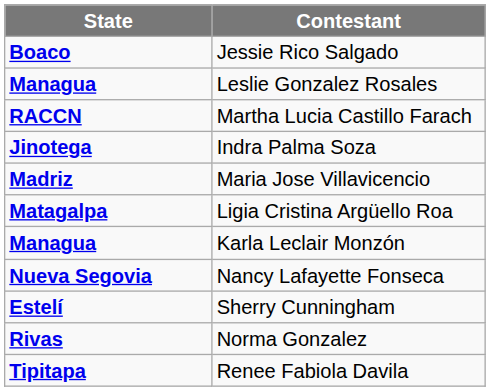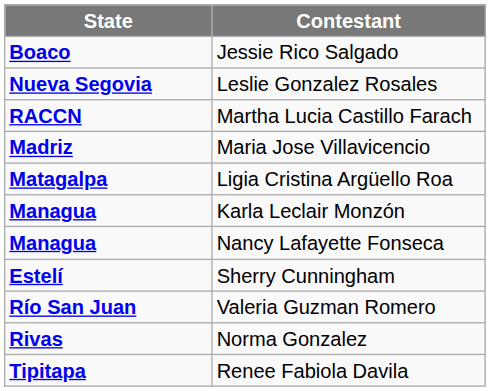(53, 84) Managua -> (81, 84) Nueva Segovia
- row: (296, 148)
(81, 275) Nueva Segovia -> (53, 243) Managua
+ row: (326, 307)
